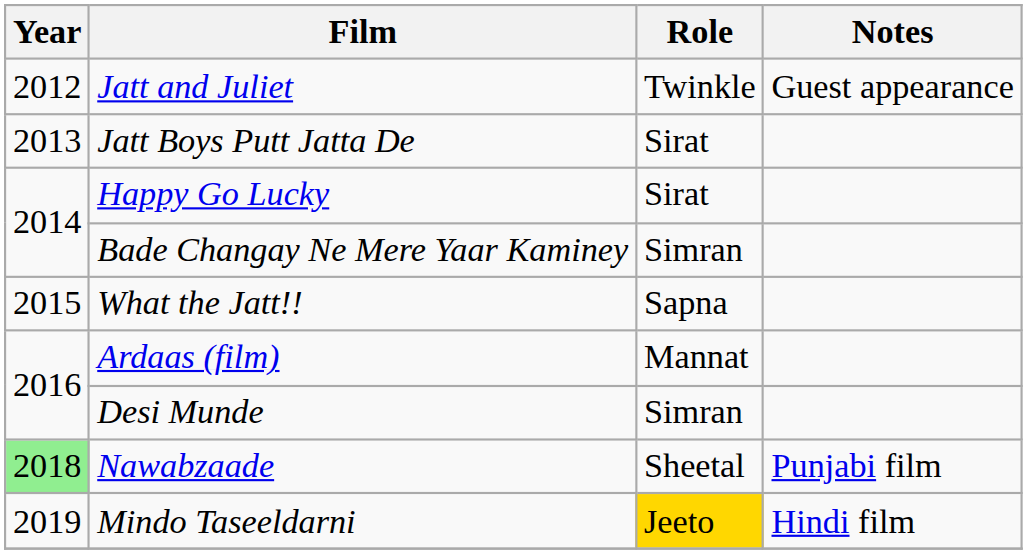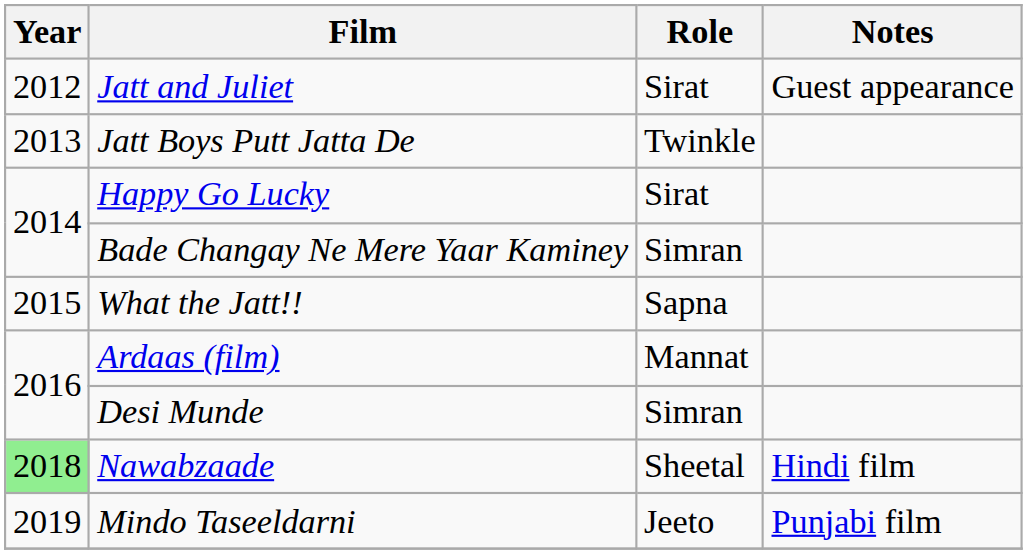(700, 85) Twinkle -> (676, 85) Sirat
(676, 140) Sirat -> (700, 140) Twinkle
(857, 466) Punjabi film -> (843, 466) Hindi film
(679, 520) gold background -> (679, 520) no background
(843, 520) Hindi film -> (857, 520) Punjabi film
